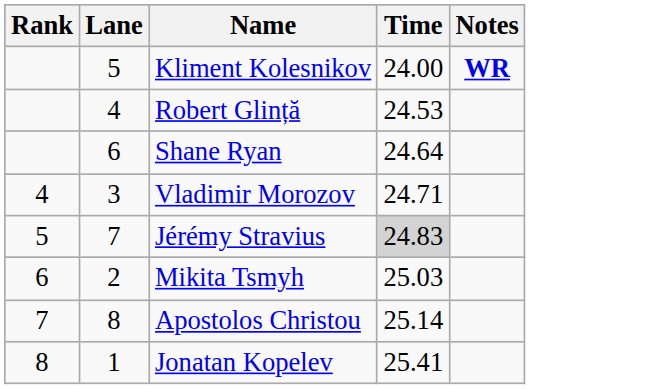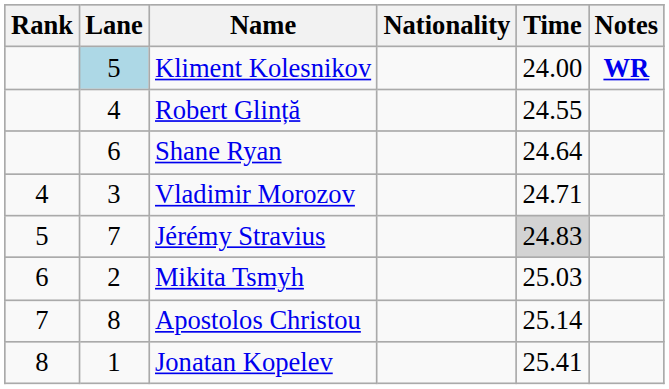+ column: (447, 25)
(114, 67) no background -> (114, 67) lightblue background
(413, 109) 24.53 -> (552, 109) 24.55
